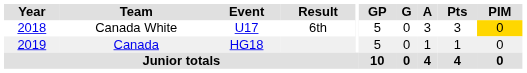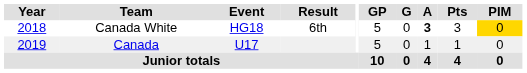(247, 28) U17 -> (247, 28) HG18
(427, 28) normal -> (427, 28) bold
(247, 44) HG18 -> (247, 44) U17
